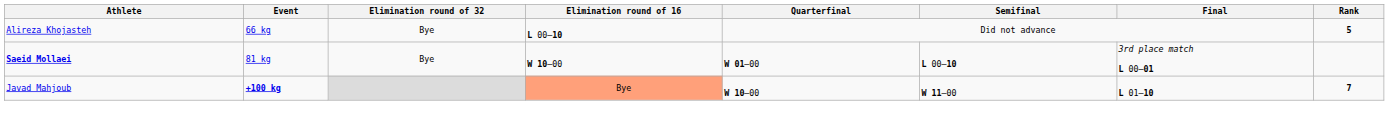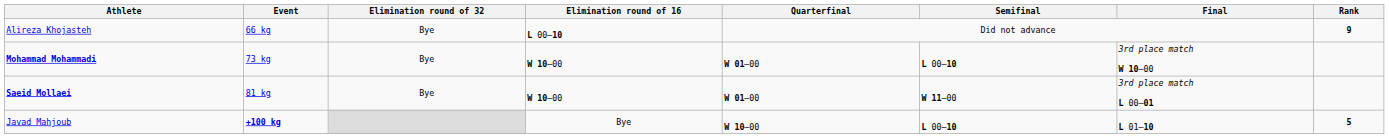(1349, 30) 5 -> (1349, 30) 9
+ row: (51, 59)
(939, 64) L 00–10 -> (939, 98) W 11–00
(624, 88) lightsalmon background -> (624, 122) no background
(939, 93) W 11–00 -> (939, 126) L 00–10
(1349, 88) 7 -> (1349, 122) 5
